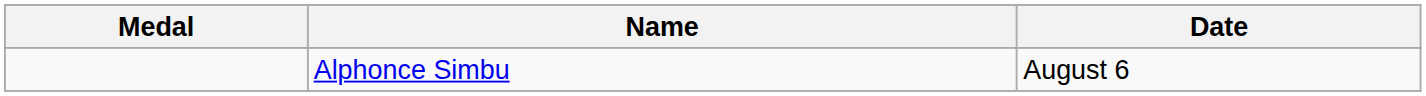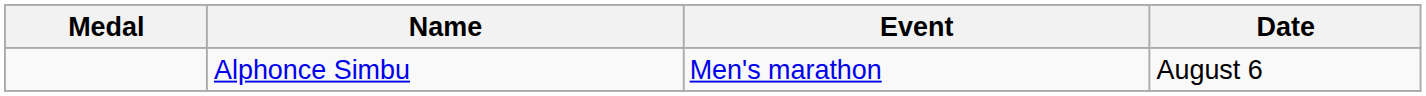+ column: (917, 27)
